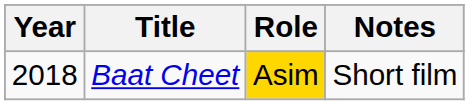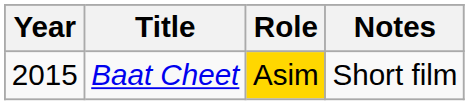(45, 74) 2018 -> (45, 74) 2015
